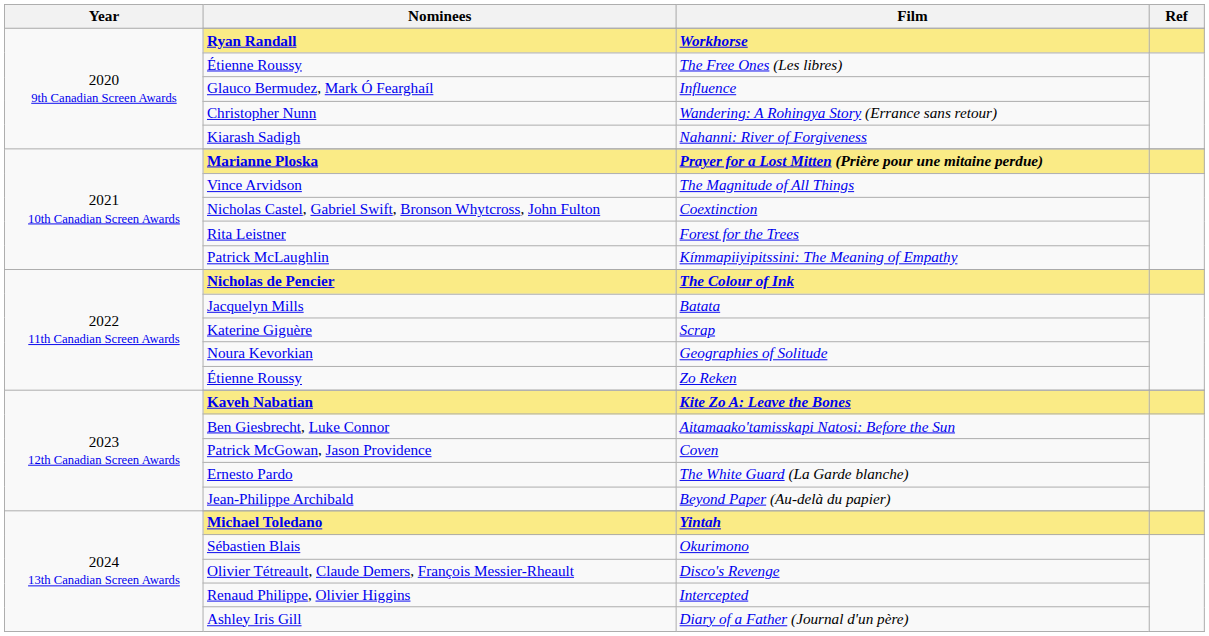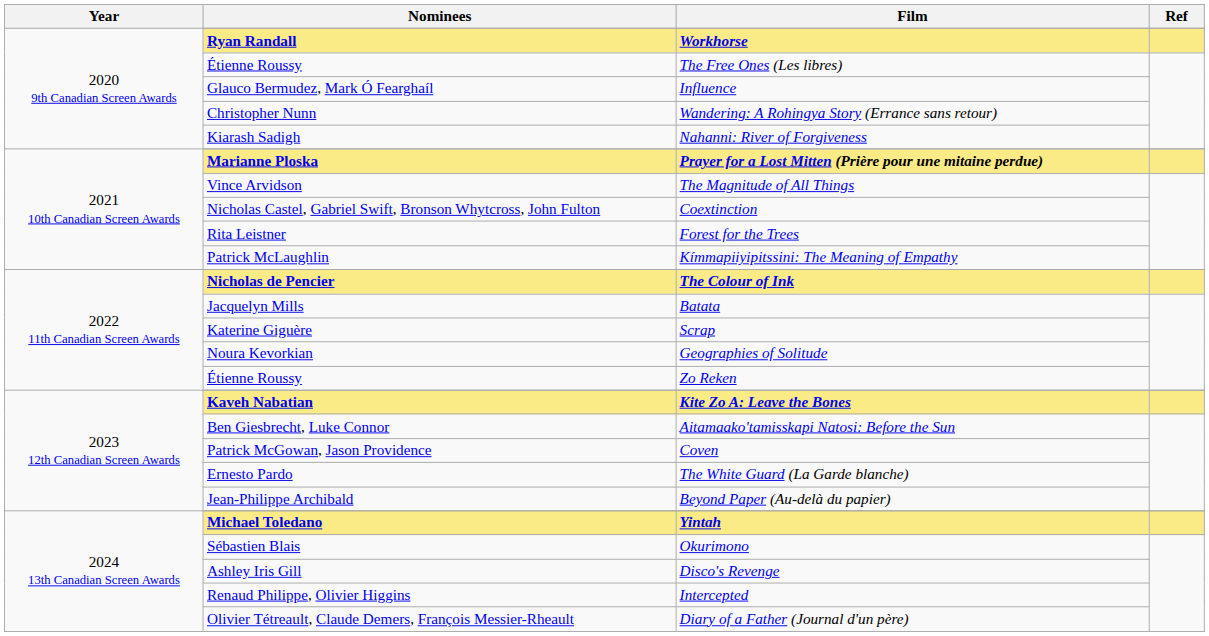(391, 570) Olivier Tétreault, Claude Demers, François Messier-Rheault -> (254, 570) Ashley Iris Gill
(254, 619) Ashley Iris Gill -> (391, 619) Olivier Tétreault, Claude Demers, François Messier-Rheault
